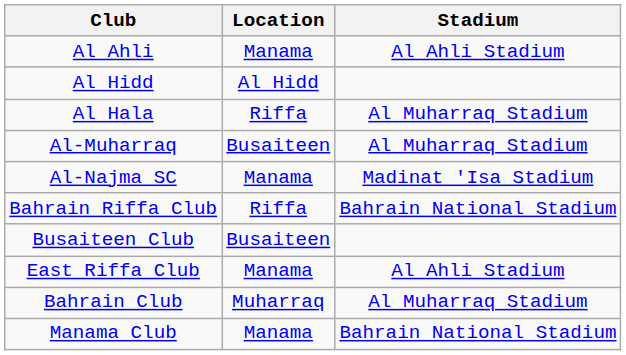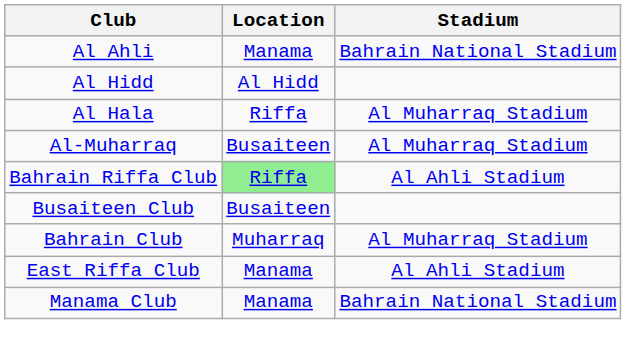(478, 52) Al Ahli Stadium -> (478, 52) Bahrain National Stadium
- row: (113, 177)
(278, 209) no background -> (278, 177) lightgreen background
(478, 209) Bahrain National Stadium -> (478, 177) Al Ahli Stadium
rows swapped: (113, 271) <-> (113, 303)
